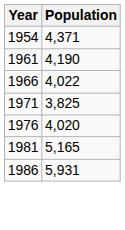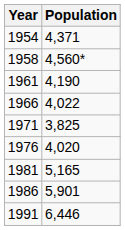+ row: (23, 59)
(62, 170) 5,931 -> (62, 192) 5,901
+ row: (23, 214)
